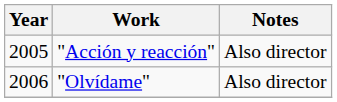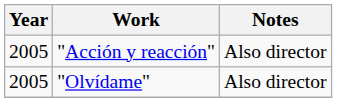(29, 81) 2006 -> (29, 81) 2005
